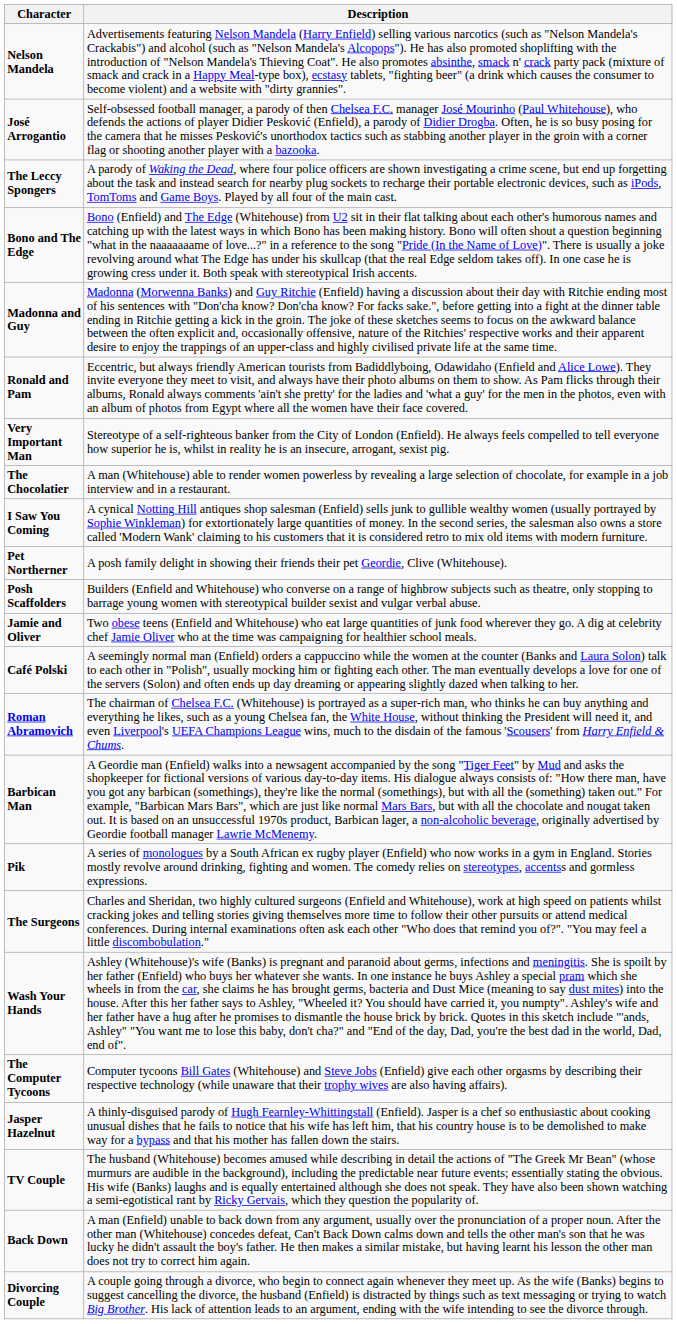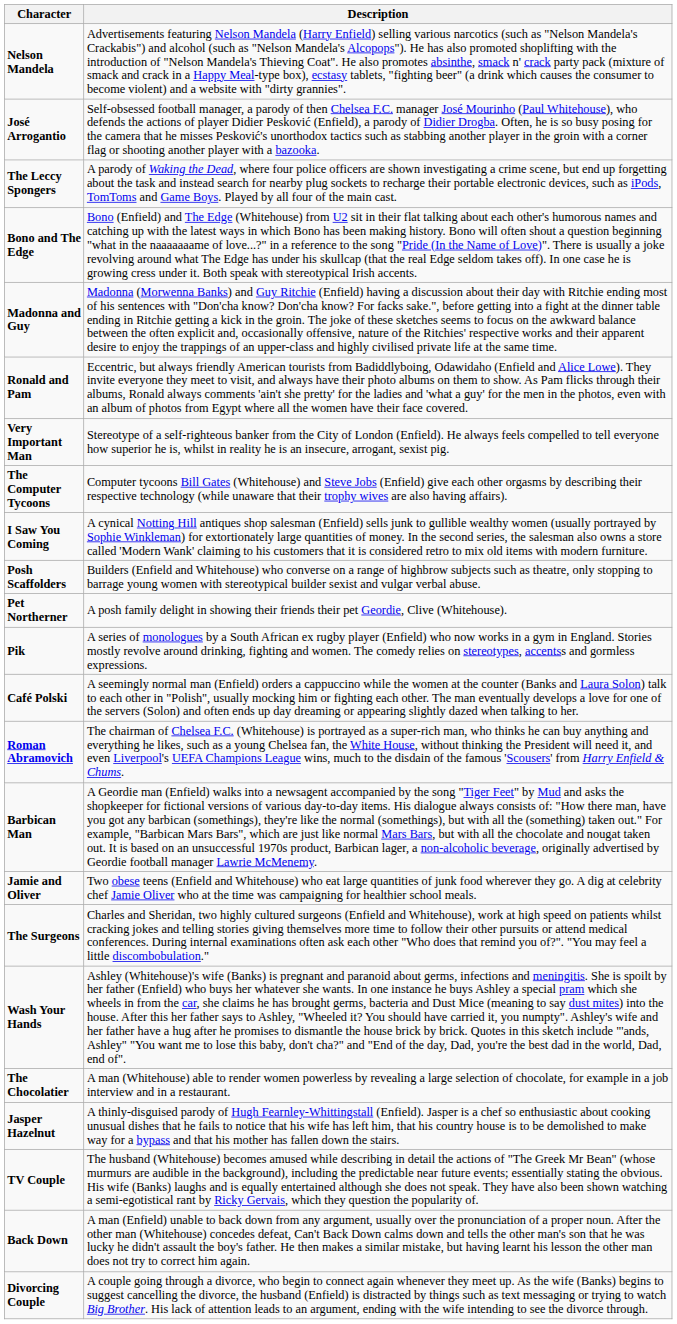rows swapped: (34, 1078) <-> (38, 482)
rows swapped: (37, 596) <-> (37, 563)
rows swapped: (34, 629) <-> (16, 867)
